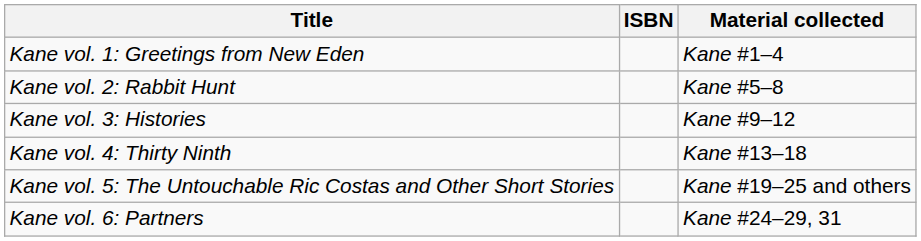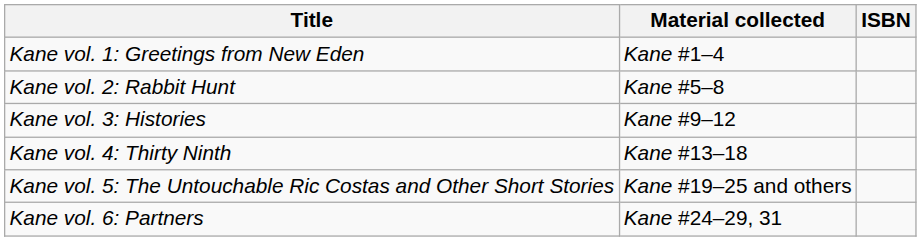columns swapped: (797, 20) <-> (649, 20)
